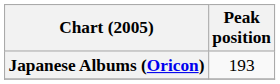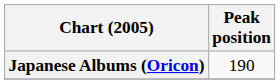(242, 65) 193 -> (242, 65) 190
